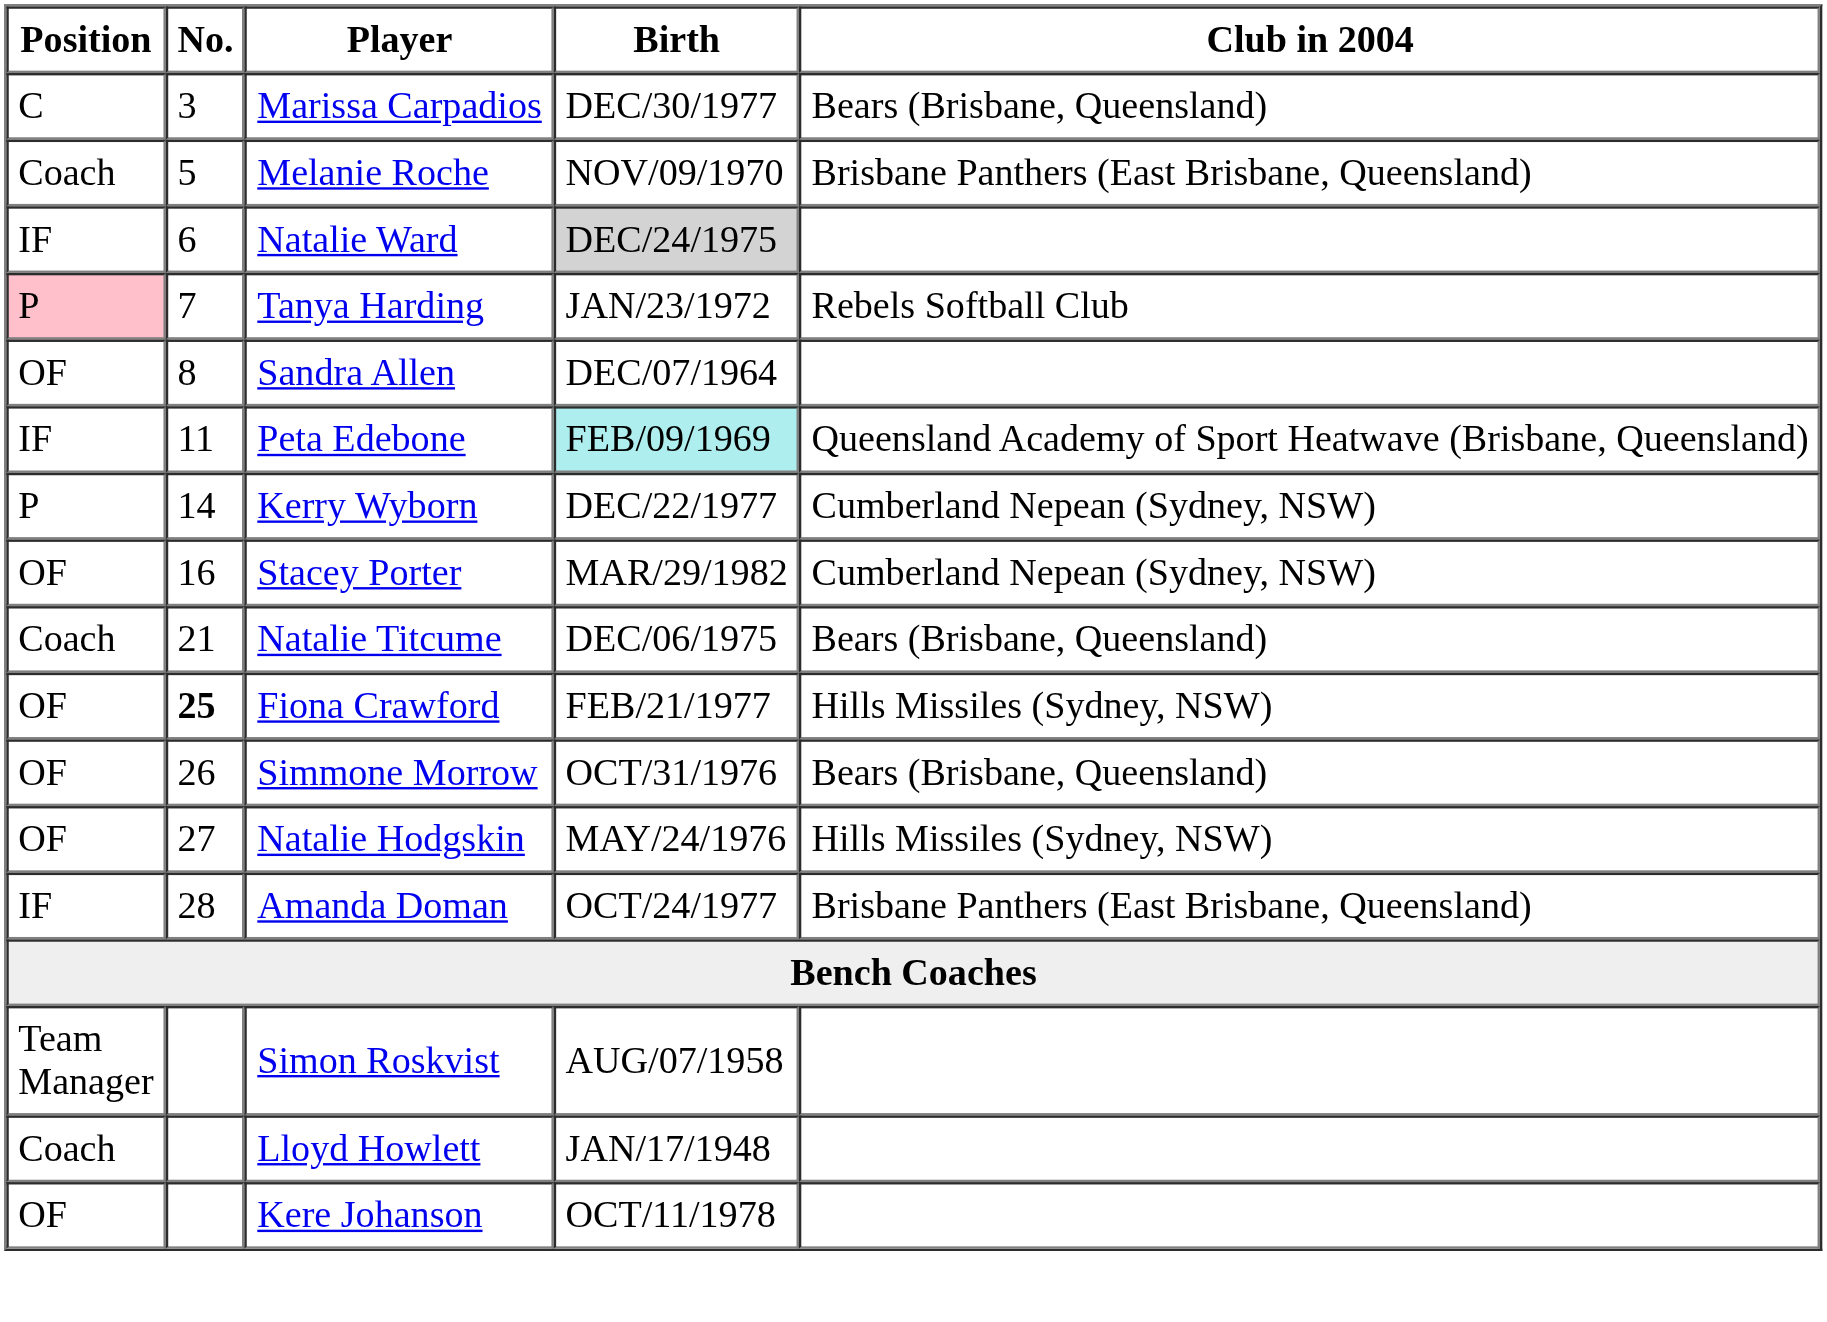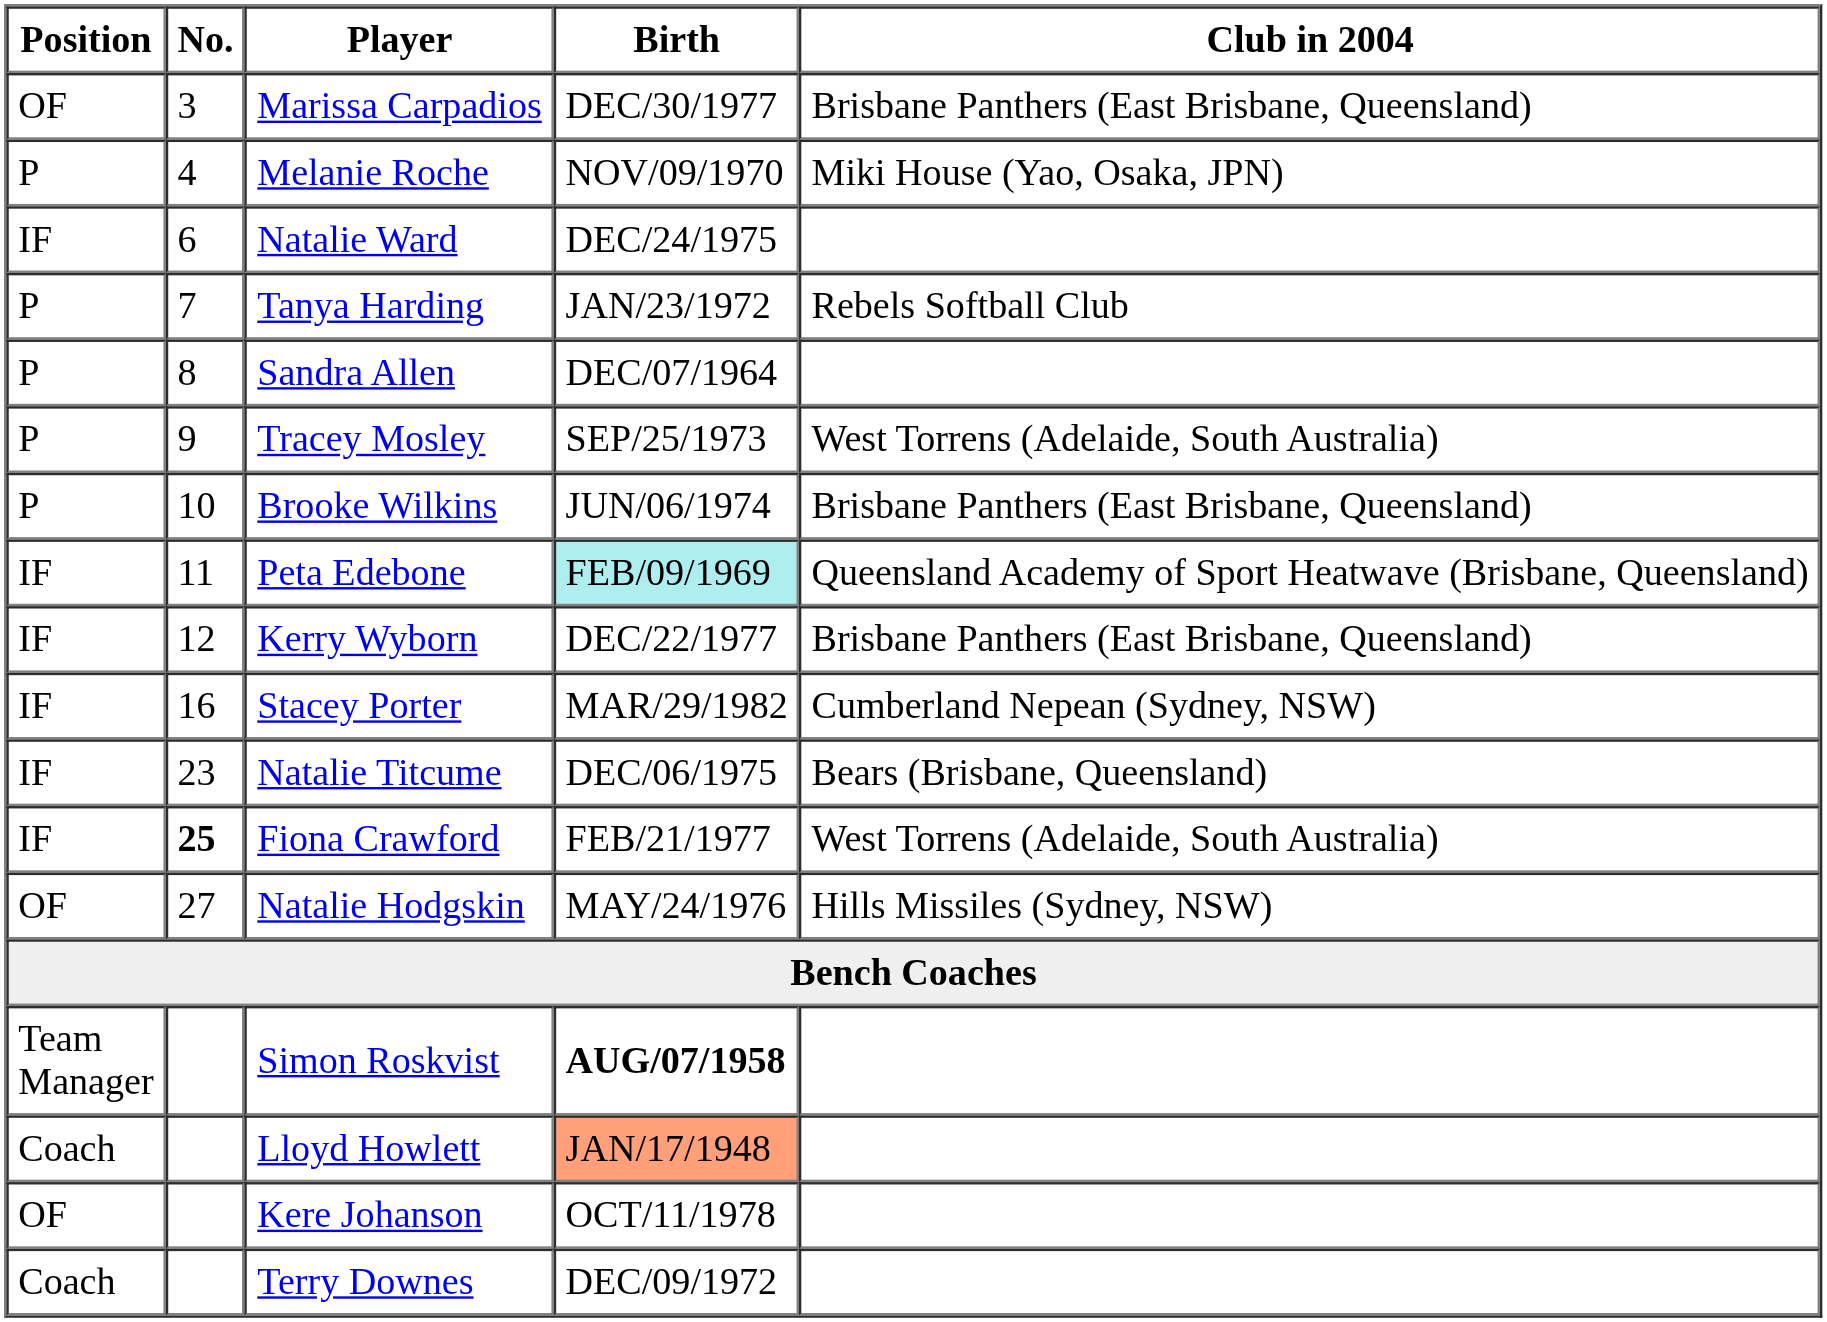(31, 105) C -> (43, 105) OF
(1039, 105) Bears (Brisbane, Queensland) -> (1172, 105) Brisbane Panthers (East Brisbane, Queensland)
(67, 172) Coach -> (29, 172) P
(187, 172) 5 -> (187, 172) 4
(1172, 172) Brisbane Panthers (East Brisbane, Queensland) -> (1048, 172) Miki House (Yao, Osaka, JPN)
(671, 238) lightgrey background -> (671, 238) no background
(29, 305) pink background -> (29, 305) no background
(43, 372) OF -> (29, 372) P
+ row: (371, 438)
+ row: (377, 505)
(29, 505) P -> (35, 638) IF
(196, 505) 14 -> (196, 638) 12
(1094, 505) Cumberland Nepean (Sydney, NSW) -> (1172, 638) Brisbane Panthers (East Brisbane, Queensland)
(43, 572) OF -> (35, 705) IF
(67, 638) Coach -> (35, 772) IF
(196, 638) 21 -> (196, 772) 23
(43, 705) OF -> (35, 838) IF
(1042, 705) Hills Missiles (Sydney, NSW) -> (1125, 838) West Torrens (Adelaide, South Australia)
- row: (397, 772)
- row: (383, 905)
(675, 1060) normal -> (676, 1060) bold
(668, 1148) no background -> (668, 1148) lightsalmon background
+ row: (365, 1281)
